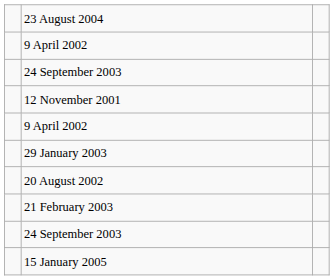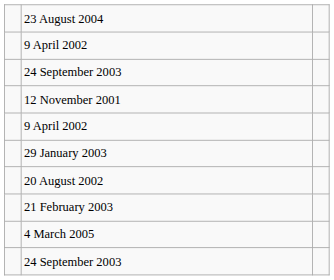+ row: (13, 235)
- row: (13, 262)
